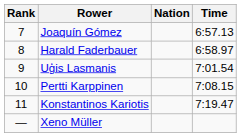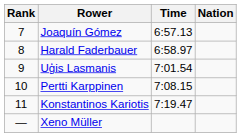columns swapped: (172, 13) <-> (214, 13)
